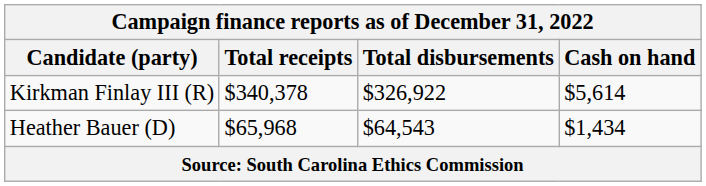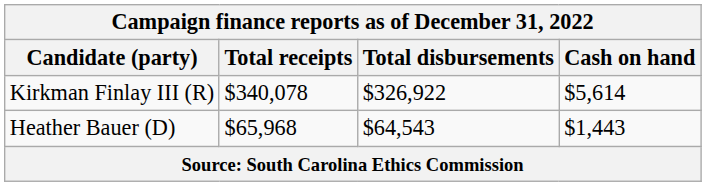(266, 92) $340,378 -> (266, 92) $340,078
(595, 127) $1,434 -> (595, 127) $1,443
